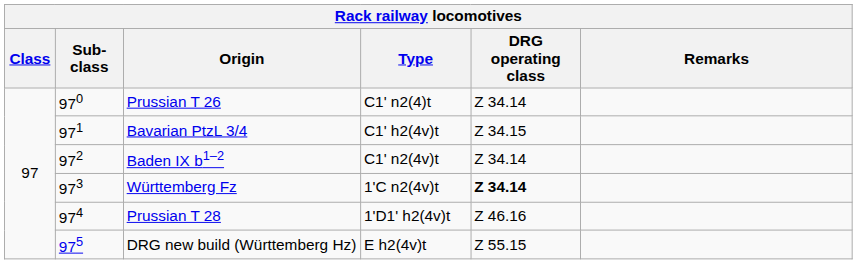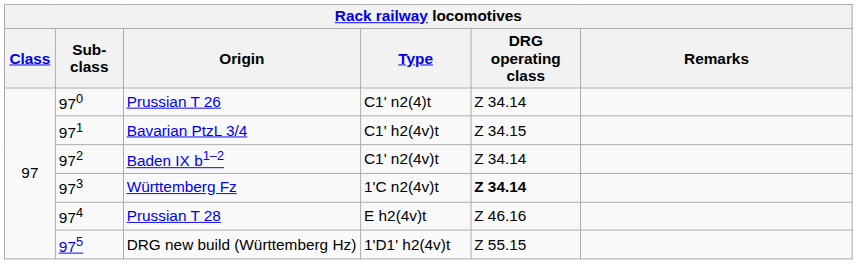(407, 216) 1'D1' h2(4v)t -> (395, 216) E h2(4v)t
(395, 244) E h2(4v)t -> (407, 244) 1'D1' h2(4v)t
